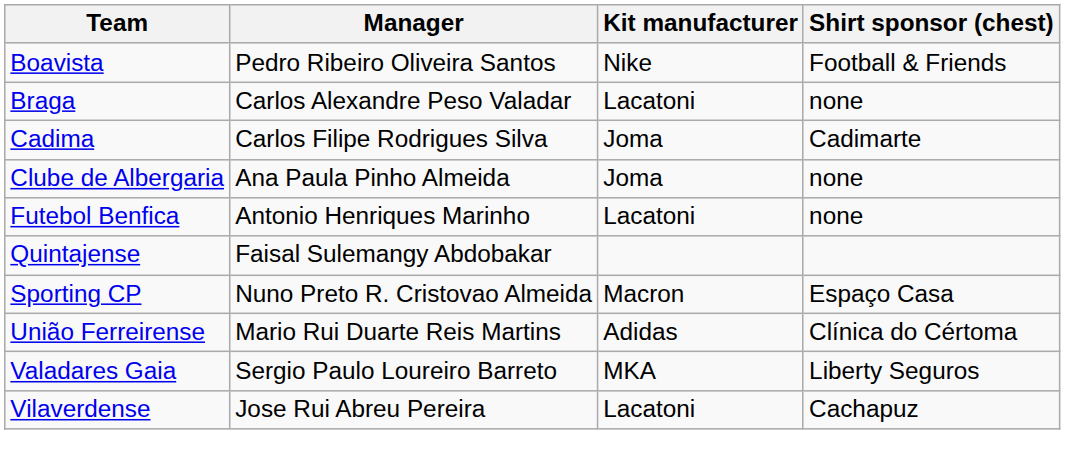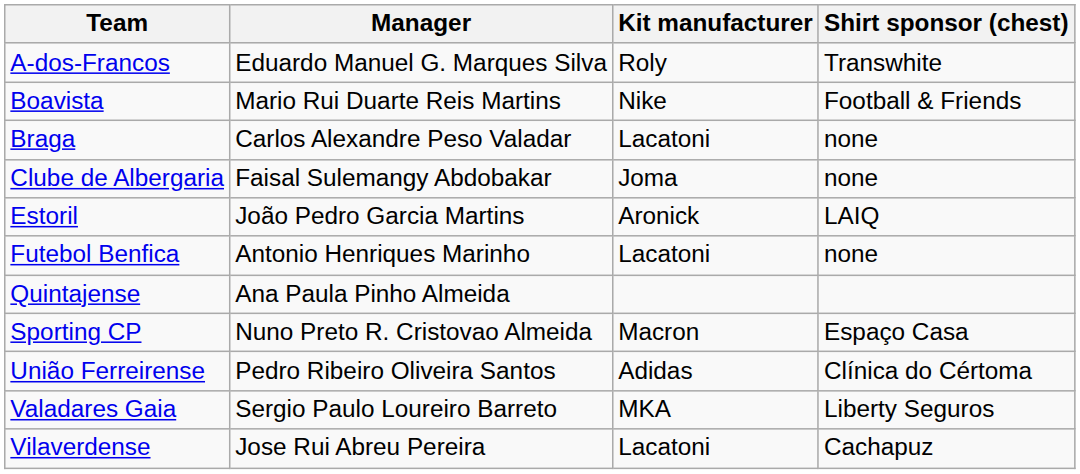+ row: (90, 62)
(395, 62) Pedro Ribeiro Oliveira Santos -> (398, 100) Mario Rui Duarte Reis Martins
- row: (52, 139)
(372, 178) Ana Paula Pinho Almeida -> (393, 178) Faisal Sulemangy Abdobakar
+ row: (44, 216)
(393, 255) Faisal Sulemangy Abdobakar -> (372, 293) Ana Paula Pinho Almeida
(398, 332) Mario Rui Duarte Reis Martins -> (395, 370) Pedro Ribeiro Oliveira Santos
